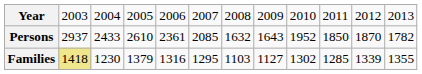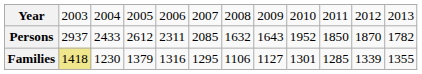(140, 36) 2610 -> (140, 36) 2612
(173, 36) 2361 -> (172, 36) 2311
(237, 58) 1103 -> (237, 58) 1106
(303, 58) 1302 -> (303, 58) 1301
